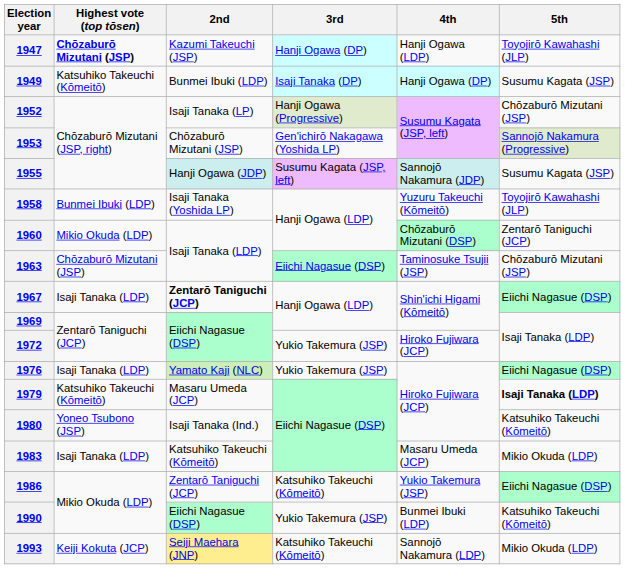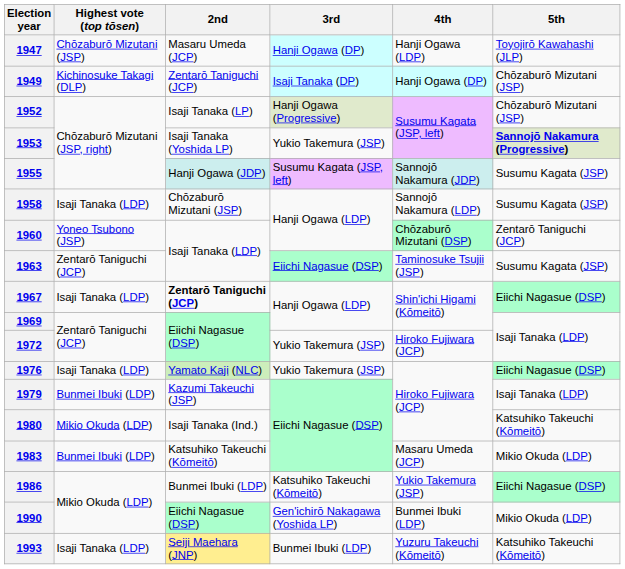(95, 50) bold -> (107, 50) normal
(212, 50) Kazumi Takeuchi (JSP) -> (207, 50) Masaru Umeda (JCP)
(105, 81) Katsuhiko Takeuchi (Kōmeitō) -> (105, 81) Kichinosuke Takagi (DLP)
(218, 81) Bunmei Ibuki (LDP) -> (213, 81) Zentarō Taniguchi (JCP)
(558, 81) Susumu Kagata (JSP) -> (546, 81) Chōzaburō Mizutani (JSP)
(206, 143) Chōzaburō Mizutani (JSP) -> (201, 143) Isaji Tanaka (Yoshida LP)
(329, 143) Gen'ichirō Nakagawa (Yoshida LP) -> (329, 143) Yukio Takemura (JSP)
(550, 143) normal -> (547, 143) bold
(106, 204) Bunmei Ibuki (LDP) -> (103, 204) Isaji Tanaka (LDP)
(201, 204) Isaji Tanaka (Yoshida LP) -> (205, 204) Chōzaburō Mizutani (JSP)
(441, 204) Yuzuru Takeuchi (Kōmeitō) -> (438, 204) Sannojō Nakamura (LDP)
(550, 204) Toyojirō Kawahashi (JLP) -> (552, 204) Susumu Kagata (JSP)
(104, 235) Mikio Okuda (LDP) -> (95, 235) Yoneo Tsubono (JSP)
(107, 266) Chōzaburō Mizutani (JSP) -> (101, 266) Zentarō Taniguchi (JCP)
(552, 266) Chōzaburō Mizutani (JSP) -> (552, 266) Susumu Kagata (JSP)
(105, 394) Katsuhiko Takeuchi (Kōmeitō) -> (106, 394) Bunmei Ibuki (LDP)
(208, 394) Masaru Umeda (JCP) -> (211, 394) Kazumi Takeuchi (JSP)
(550, 394) bold -> (542, 394) normal
(95, 425) Yoneo Tsubono (JSP) -> (104, 425) Mikio Okuda (LDP)
(103, 456) Isaji Tanaka (LDP) -> (106, 456) Bunmei Ibuki (LDP)
(214, 487) Zentarō Taniguchi (JCP) -> (217, 487) Bunmei Ibuki (LDP)
(331, 517) Yukio Takemura (JSP) -> (327, 517) Gen'ichirō Nakagawa (Yoshida LP)
(550, 517) Katsuhiko Takeuchi (Kōmeitō) -> (544, 517) Mikio Okuda (LDP)
(102, 548) Keiji Kokuta (JCP) -> (103, 548) Isaji Tanaka (LDP)
(324, 548) Katsuhiko Takeuchi (Kōmeitō) -> (322, 548) Bunmei Ibuki (LDP)
(442, 548) Sannojō Nakamura (LDP) -> (437, 548) Yuzuru Takeuchi (Kōmeitō)
(550, 548) Mikio Okuda (LDP) -> (545, 548) Katsuhiko Takeuchi (Kōmeitō)
